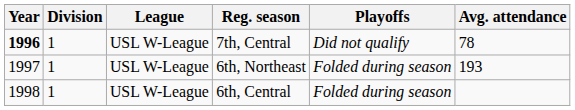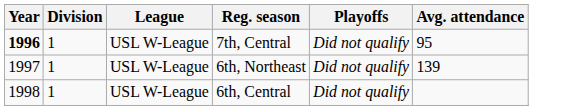(467, 42) 78 -> (424, 42) 95
(382, 67) Folded during season -> (361, 67) Did not qualify
(471, 67) 193 -> (428, 67) 139
(382, 92) Folded during season -> (361, 92) Did not qualify
